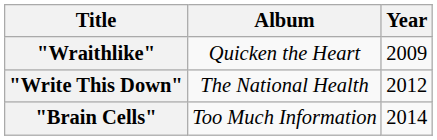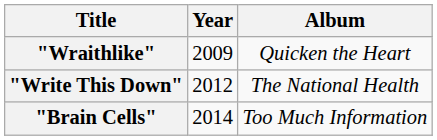columns swapped: (407, 20) <-> (284, 20)
